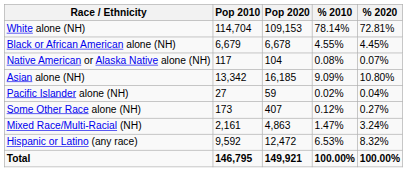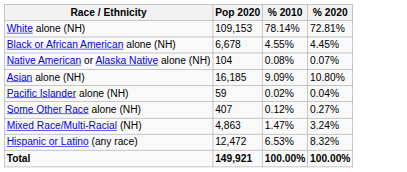- column: (238, 12)
